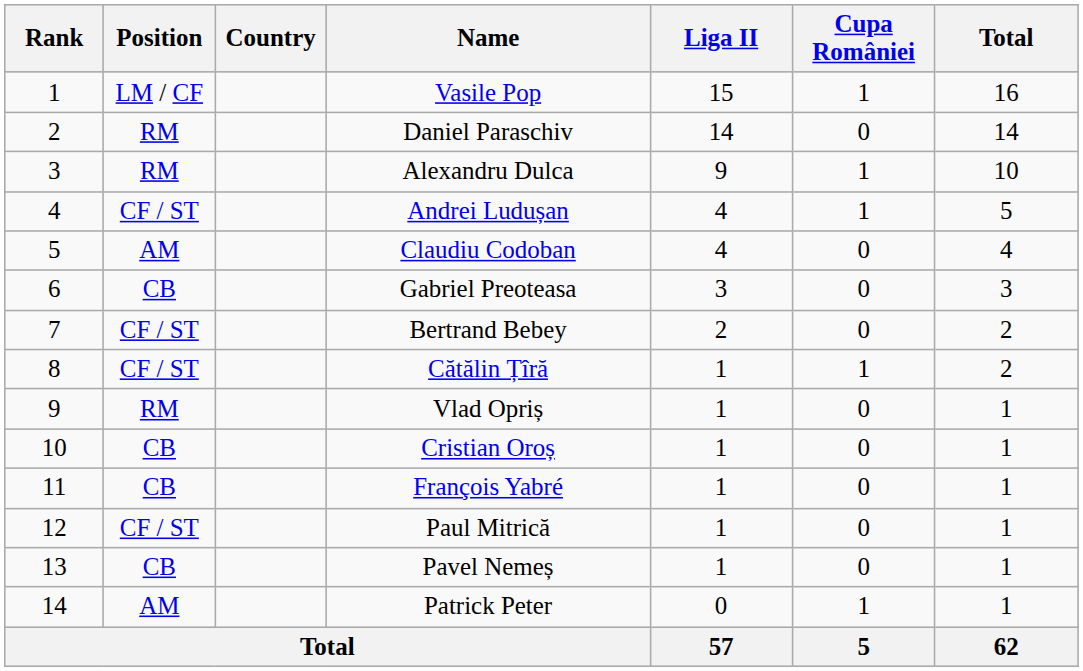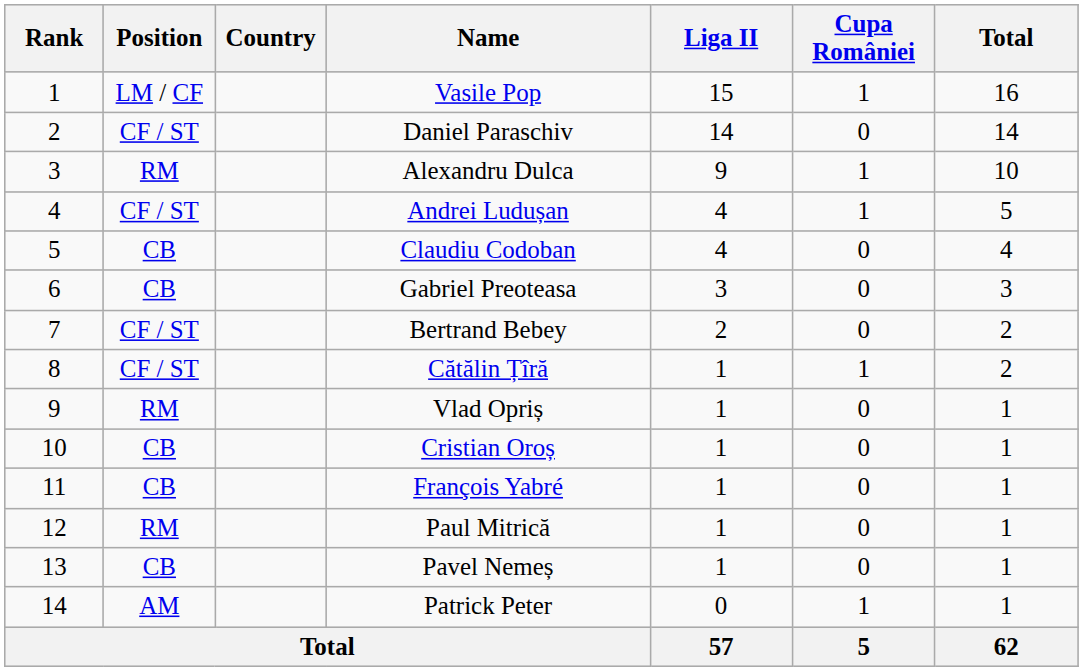(159, 131) RM -> (159, 131) CF / ST
(159, 250) AM -> (159, 250) CB
(159, 527) CF / ST -> (159, 527) RM
